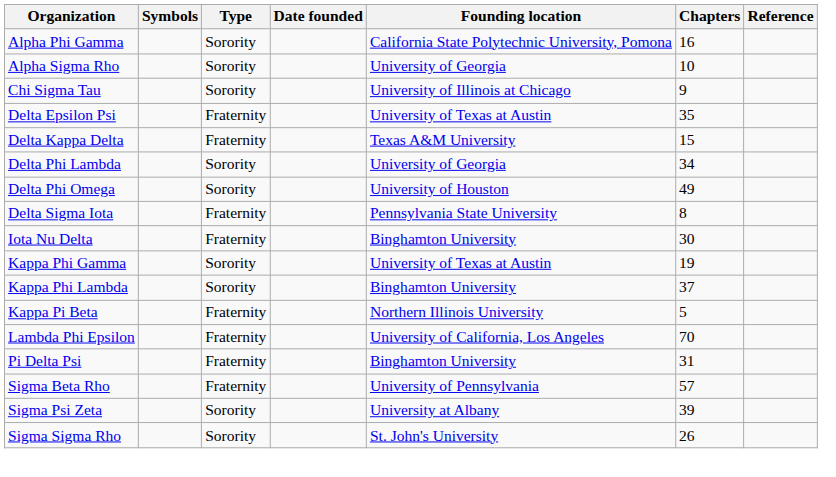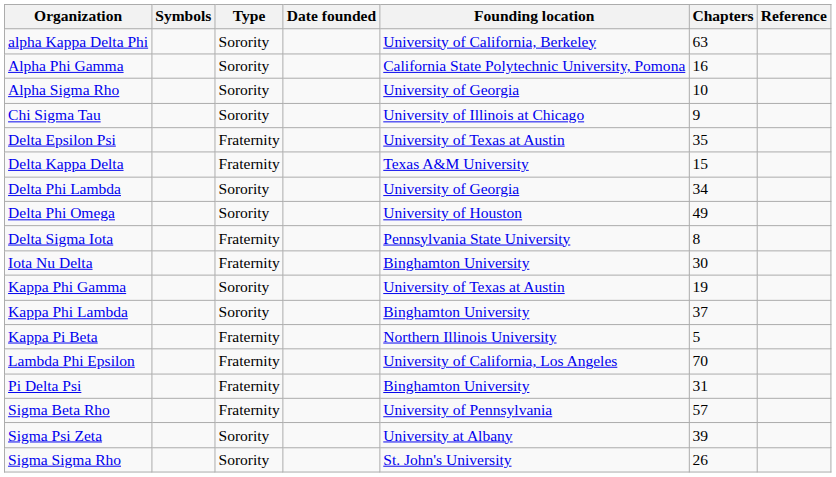+ row: (78, 41)
